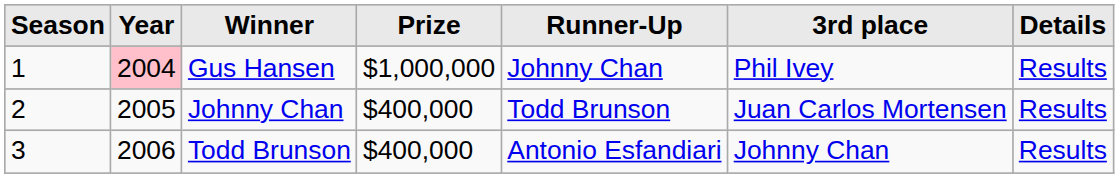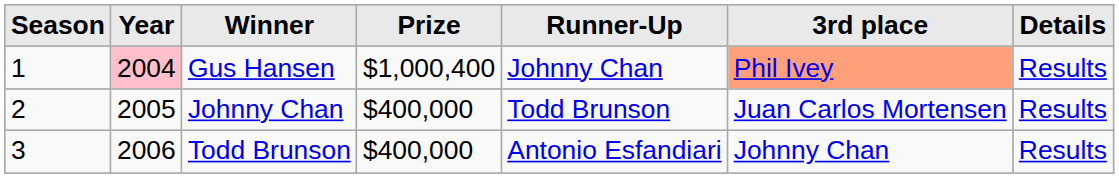(429, 67) $1,000,000 -> (429, 67) $1,000,400
(784, 67) no background -> (784, 67) lightsalmon background
